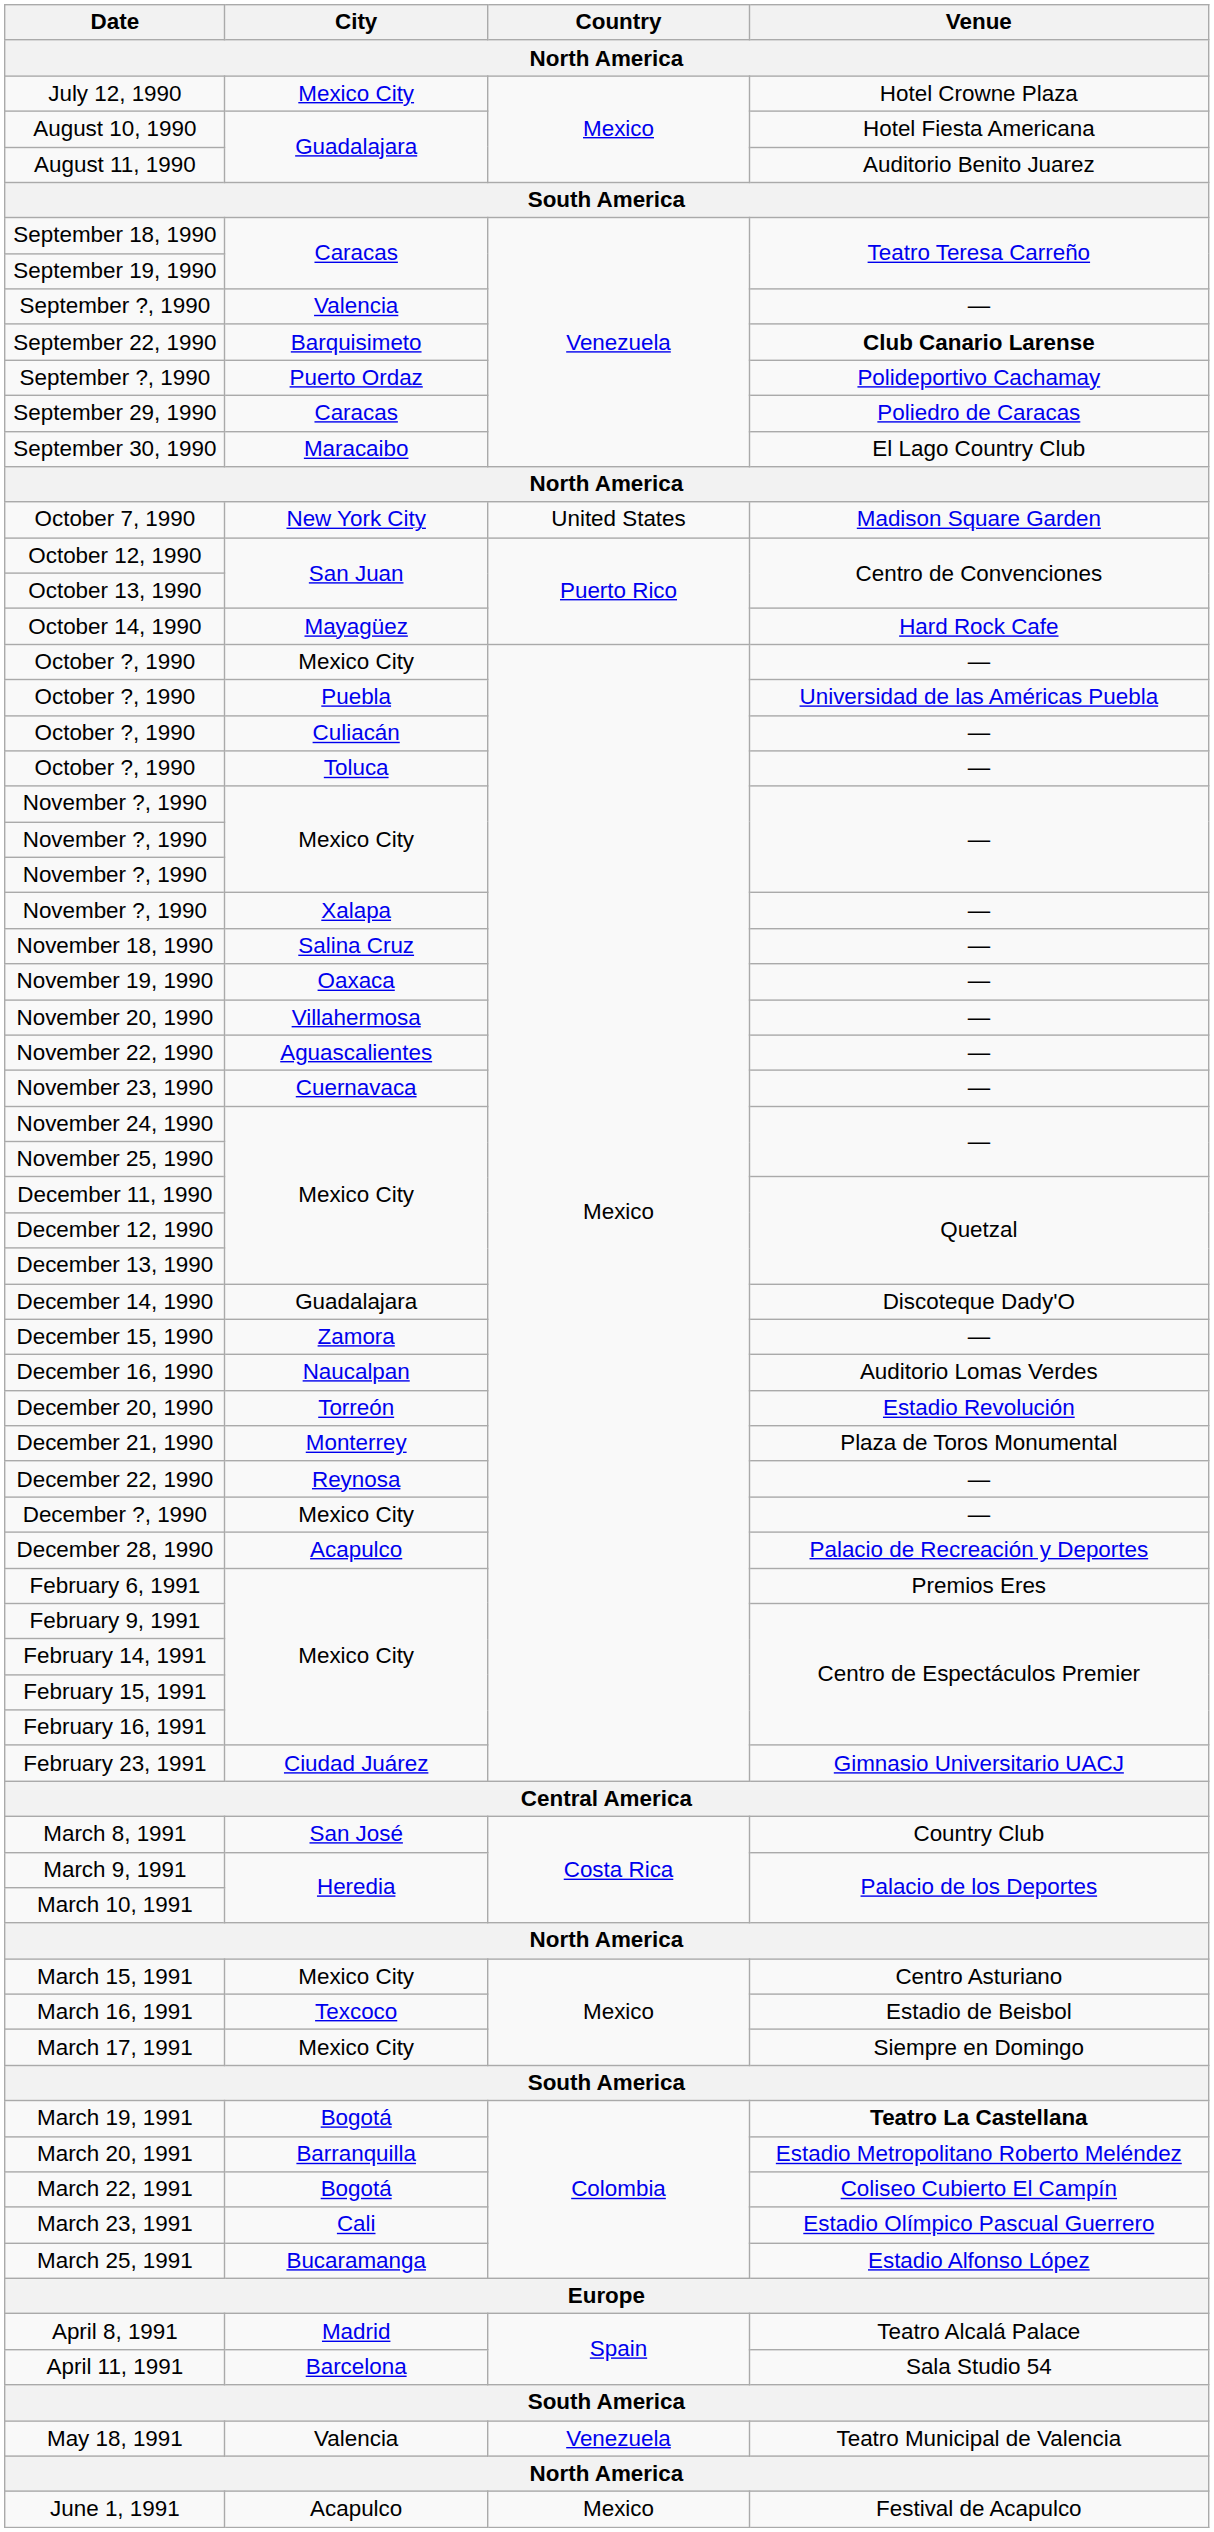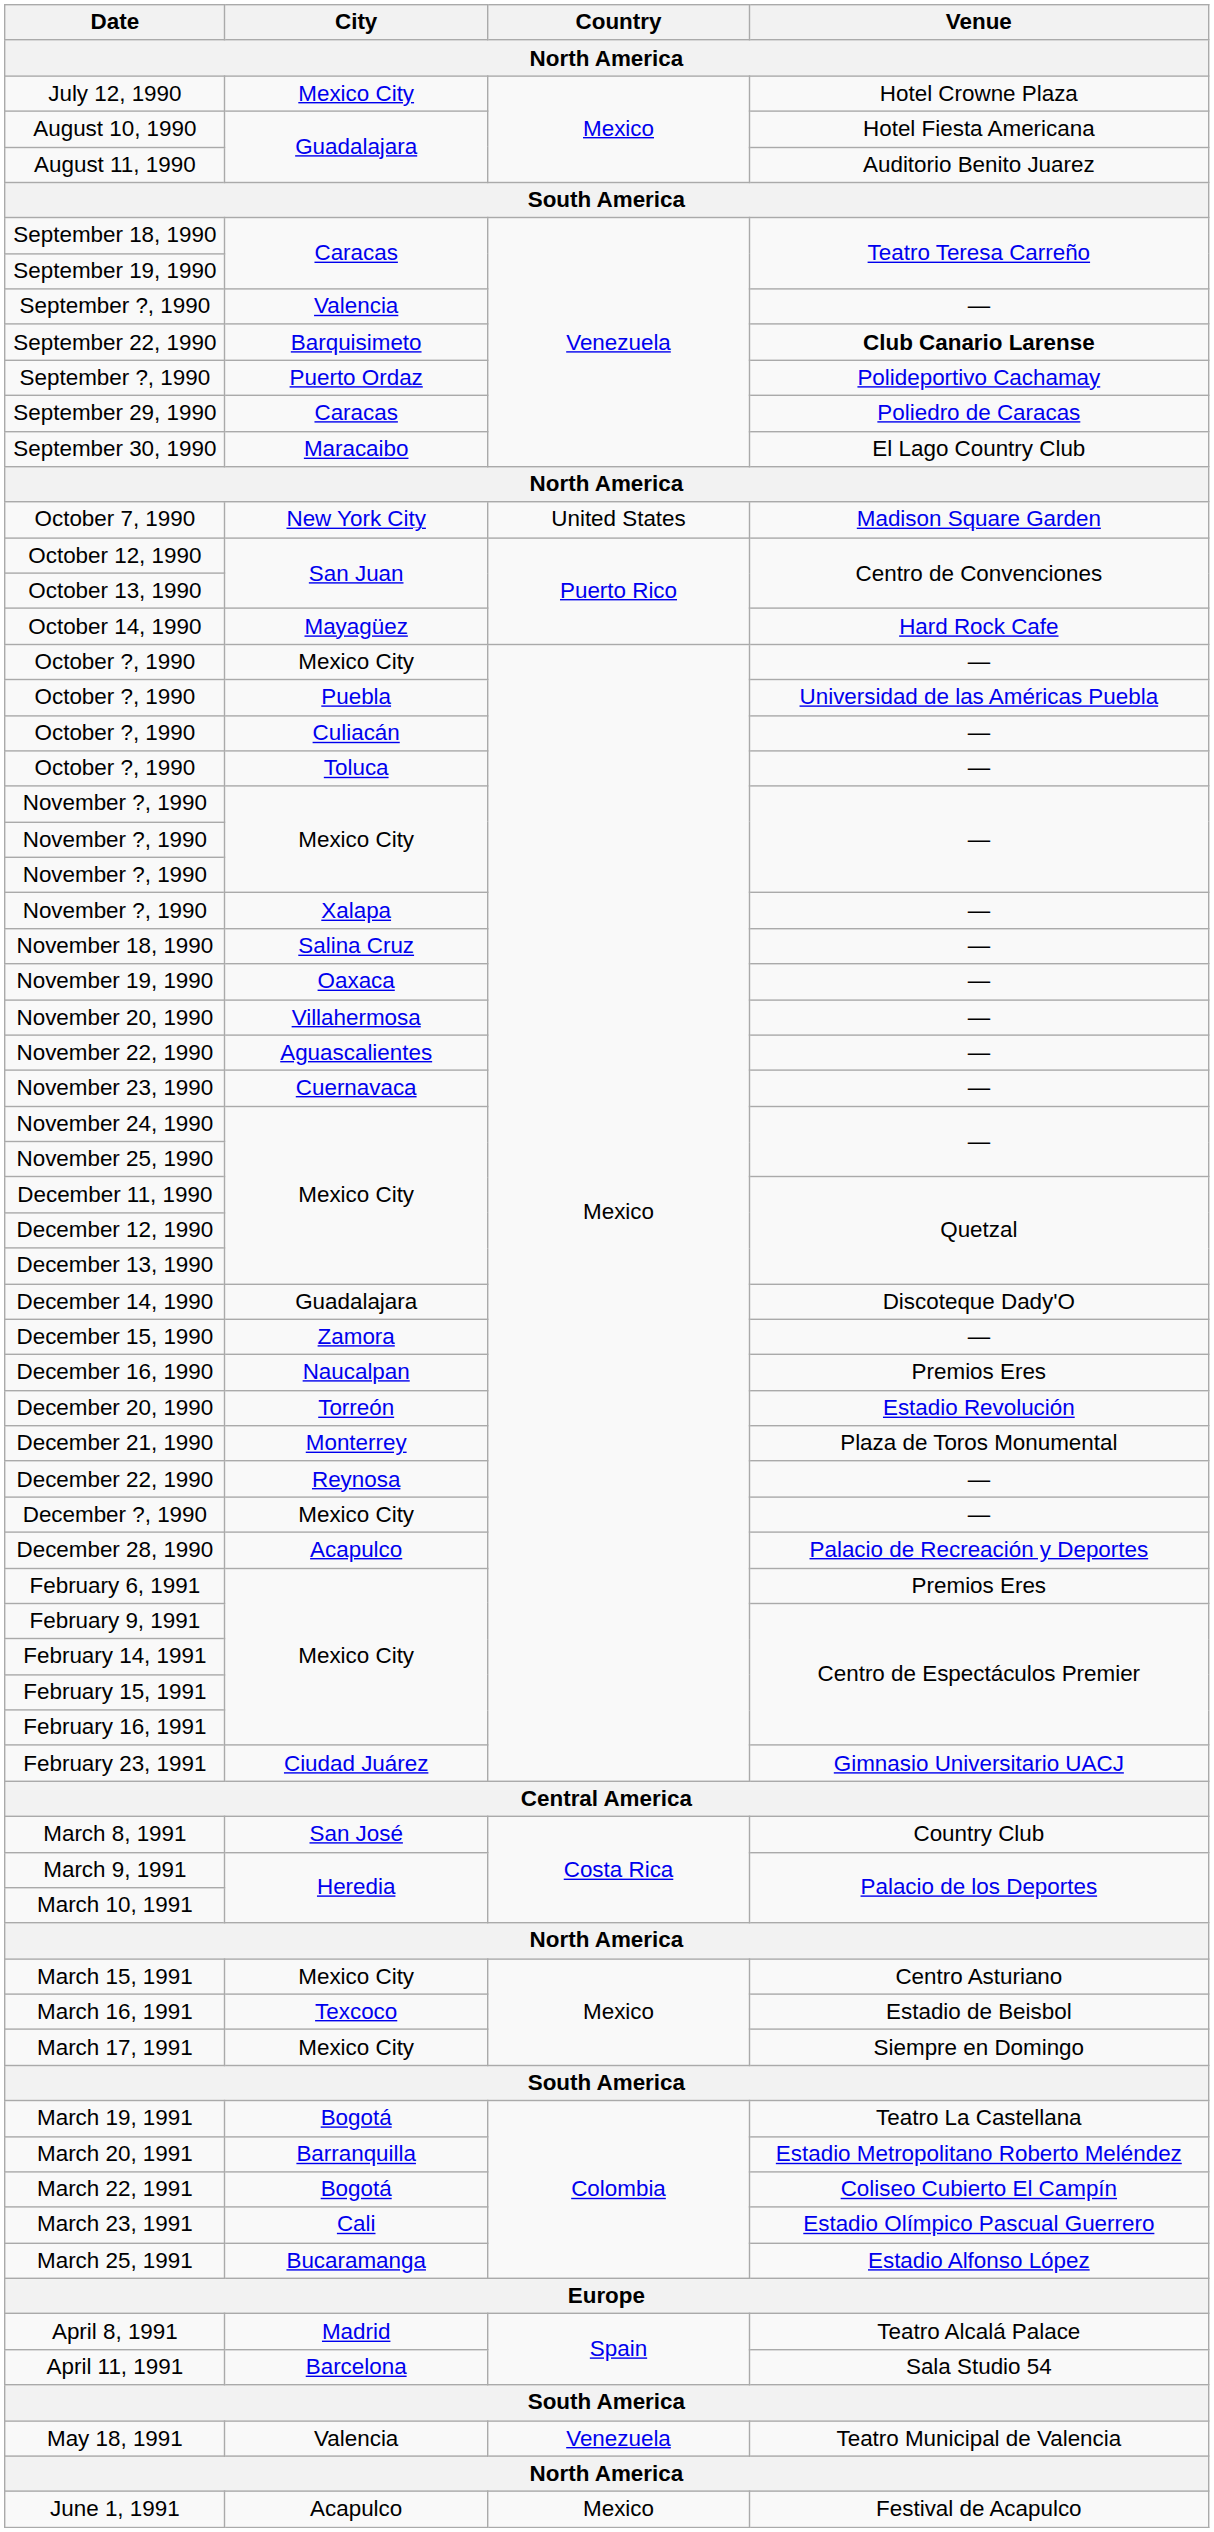(979, 1372) Auditorio Lomas Verdes -> (979, 1372) Premios Eres
(979, 2118) bold -> (979, 2118) normal
